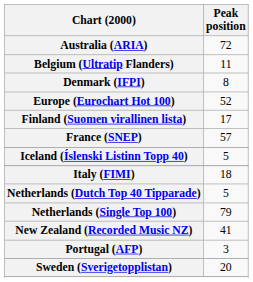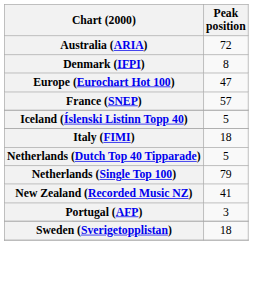- row: (104, 63)
(226, 100) 52 -> (226, 82) 47
- row: (104, 119)
(226, 267) 20 -> (226, 230) 18
